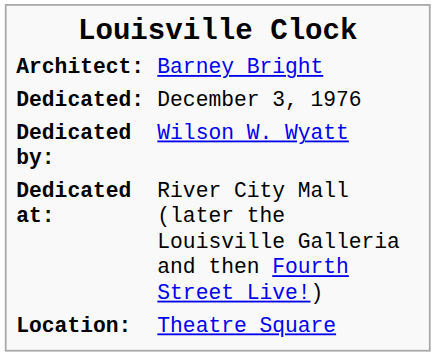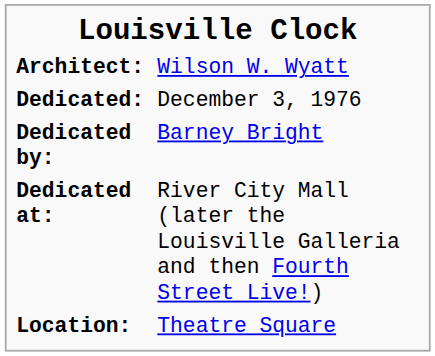(240, 68) Barney Bright -> (253, 68) Wilson W. Wyatt
(253, 134) Wilson W. Wyatt -> (240, 134) Barney Bright
